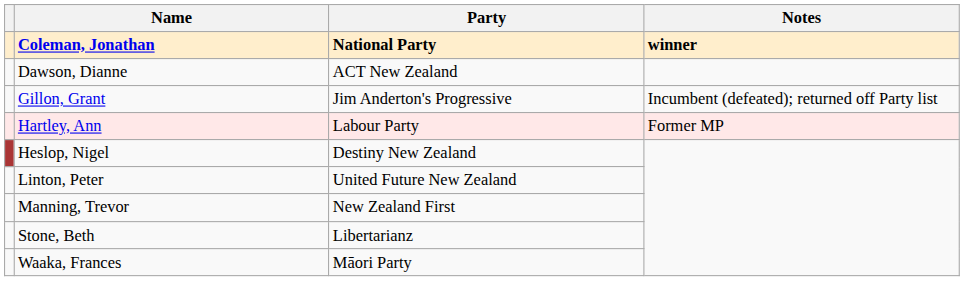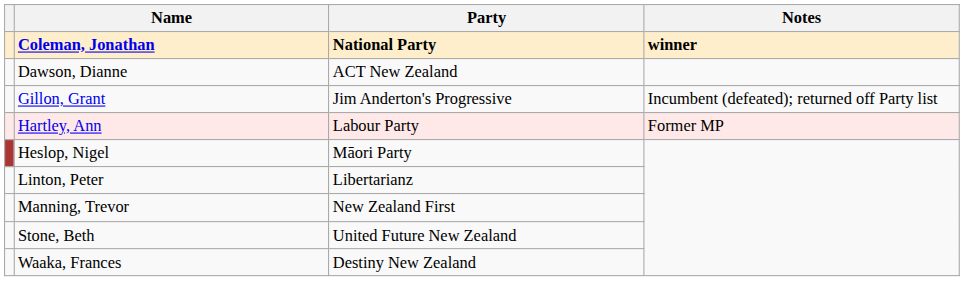(404, 153) Destiny New Zealand -> (372, 153) Māori Party
(425, 180) United Future New Zealand -> (373, 180) Libertarianz
(373, 234) Libertarianz -> (425, 234) United Future New Zealand
(372, 261) Māori Party -> (404, 261) Destiny New Zealand
